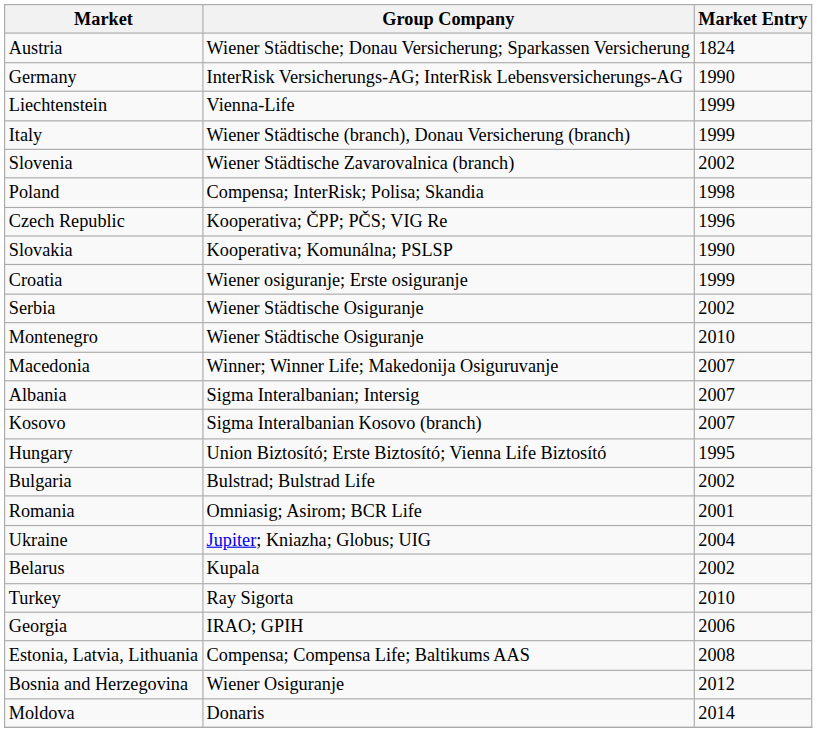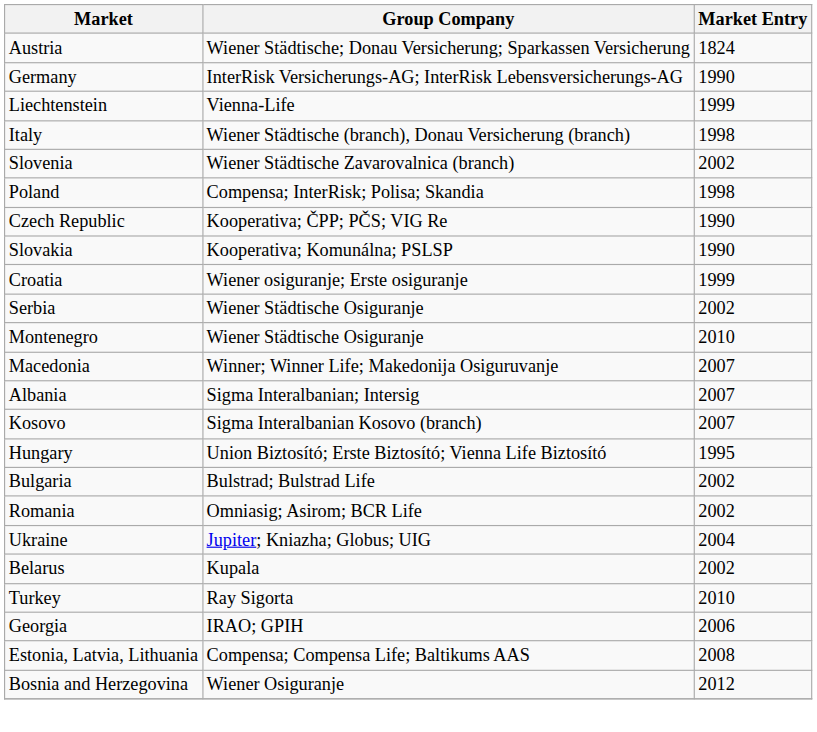(717, 134) 1999 -> (717, 134) 1998
(717, 221) 1996 -> (717, 221) 1990
(717, 510) 2001 -> (717, 510) 2002
- row: (42, 713)
